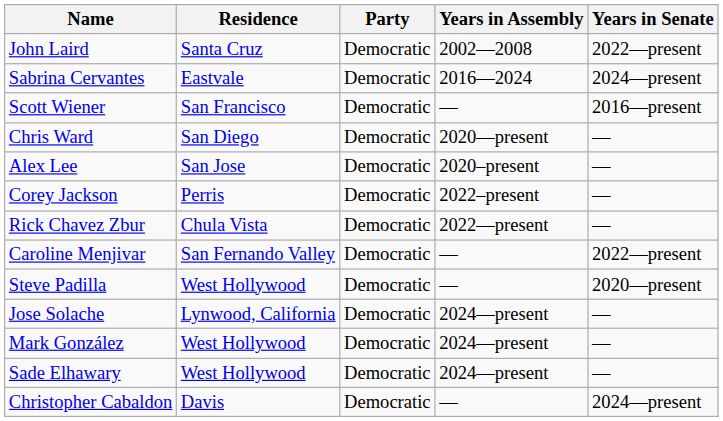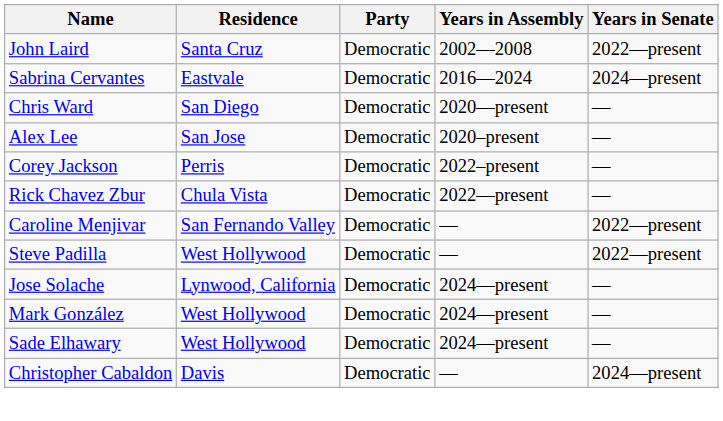- row: (57, 107)
(647, 284) 2020—present -> (647, 254) 2022—present
